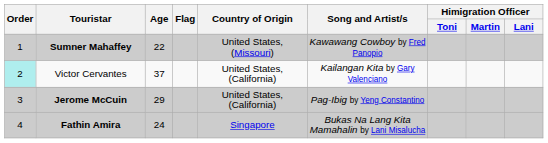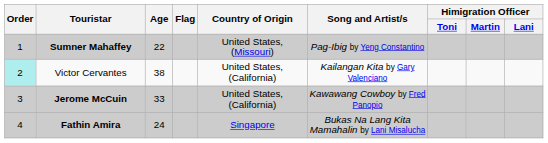(368, 47) Kawawang Cowboy by Fred Panopio -> (368, 46) Pag-Ibig by Yeng Constantino
(159, 74) 37 -> (159, 73) 38
(159, 100) 29 -> (159, 99) 33
(368, 99) Pag-Ibig by Yeng Constantino -> (368, 99) Kawawang Cowboy by Fred Panopio
